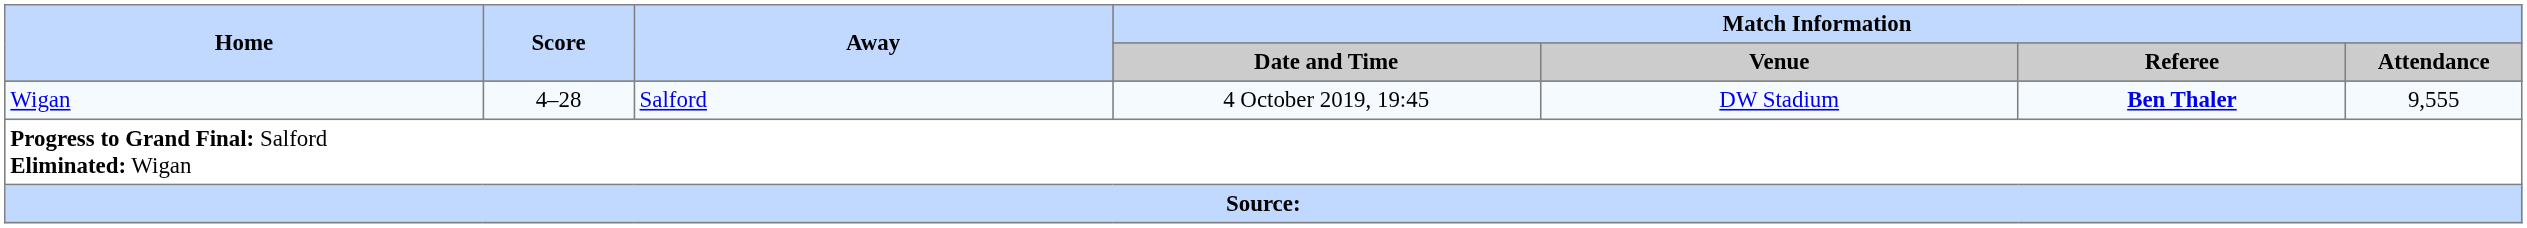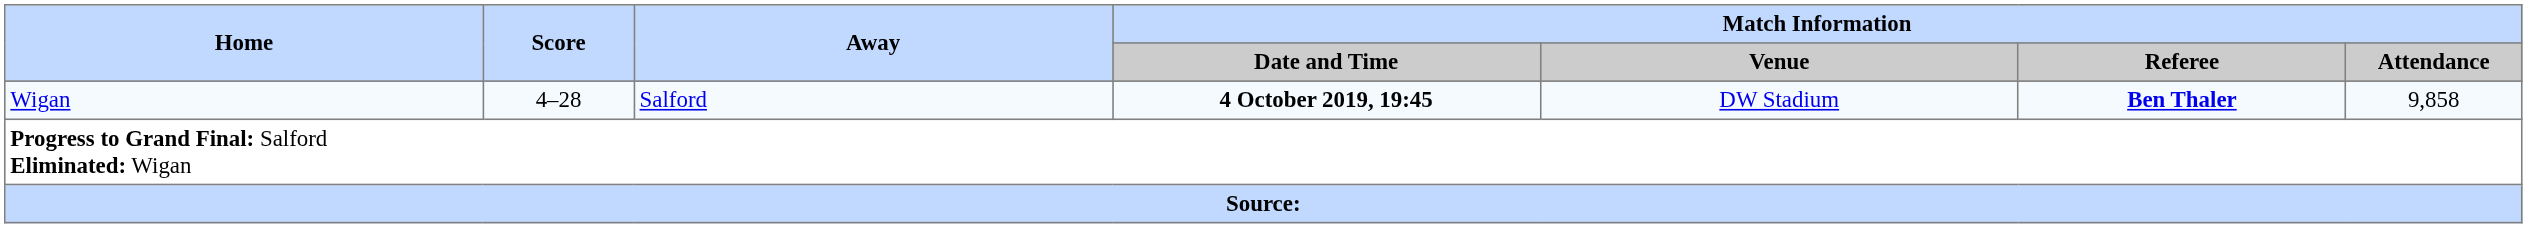(1326, 99) normal -> (1326, 99) bold
(2434, 99) 9,555 -> (2434, 99) 9,858
